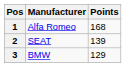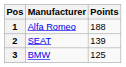(98, 27) 168 -> (98, 27) 188
(98, 56) 129 -> (98, 56) 125
